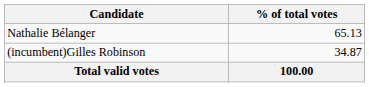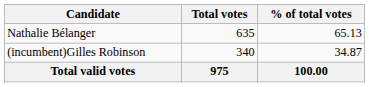+ column: (219, 14)
